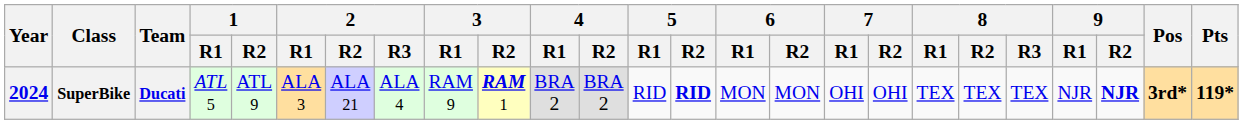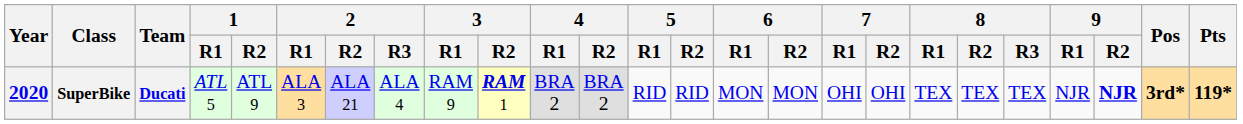(29, 92) 2024 -> (29, 92) 2020
(693, 92) bold -> (692, 92) normal
